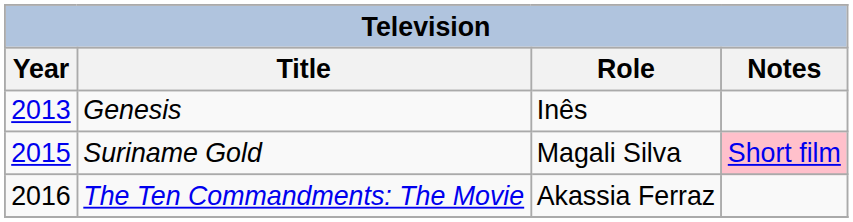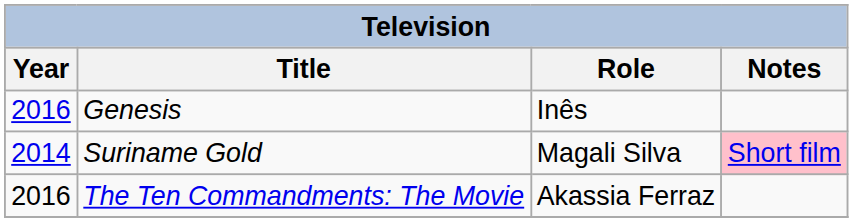(41, 111) 2013 -> (41, 111) 2016
(41, 153) 2015 -> (41, 153) 2014
